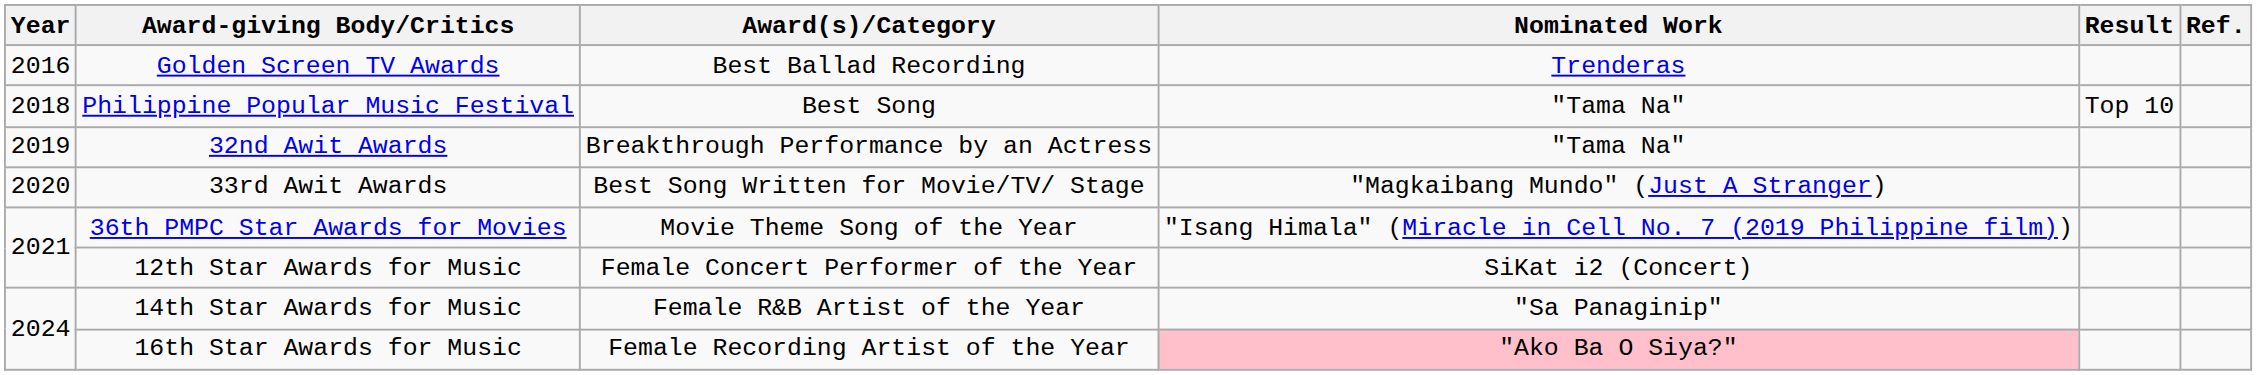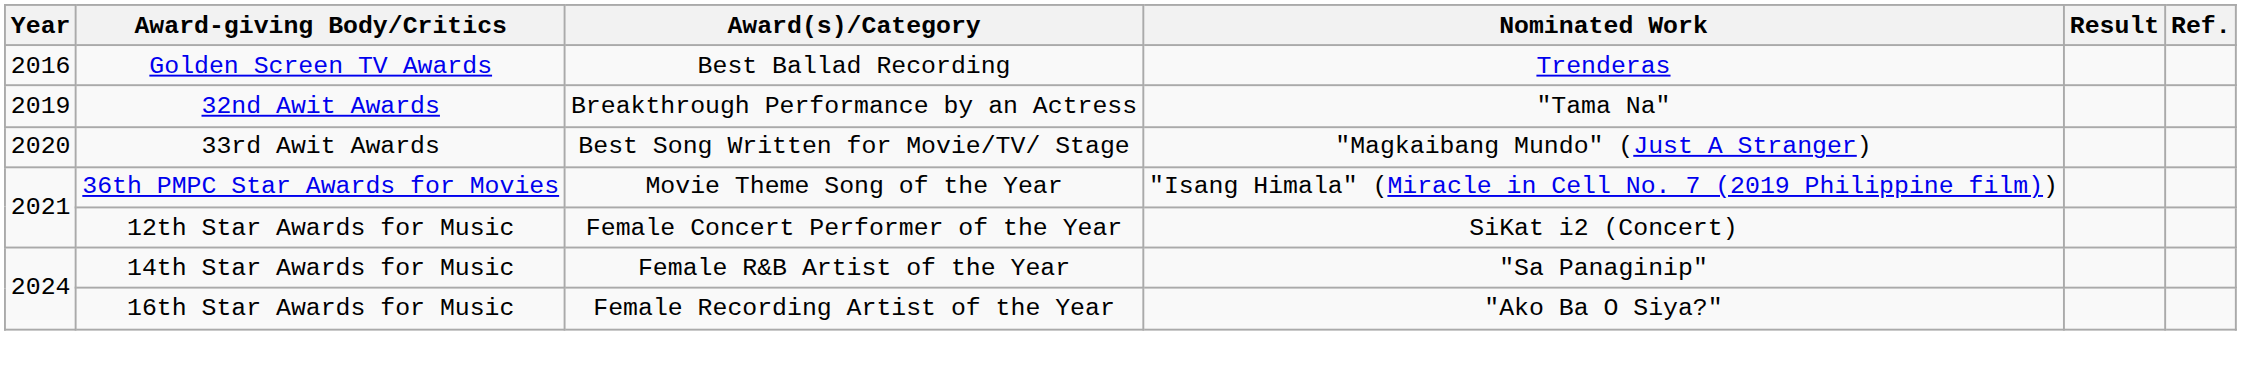- row: (328, 106)
(1618, 349) pink background -> (1603, 308) no background
